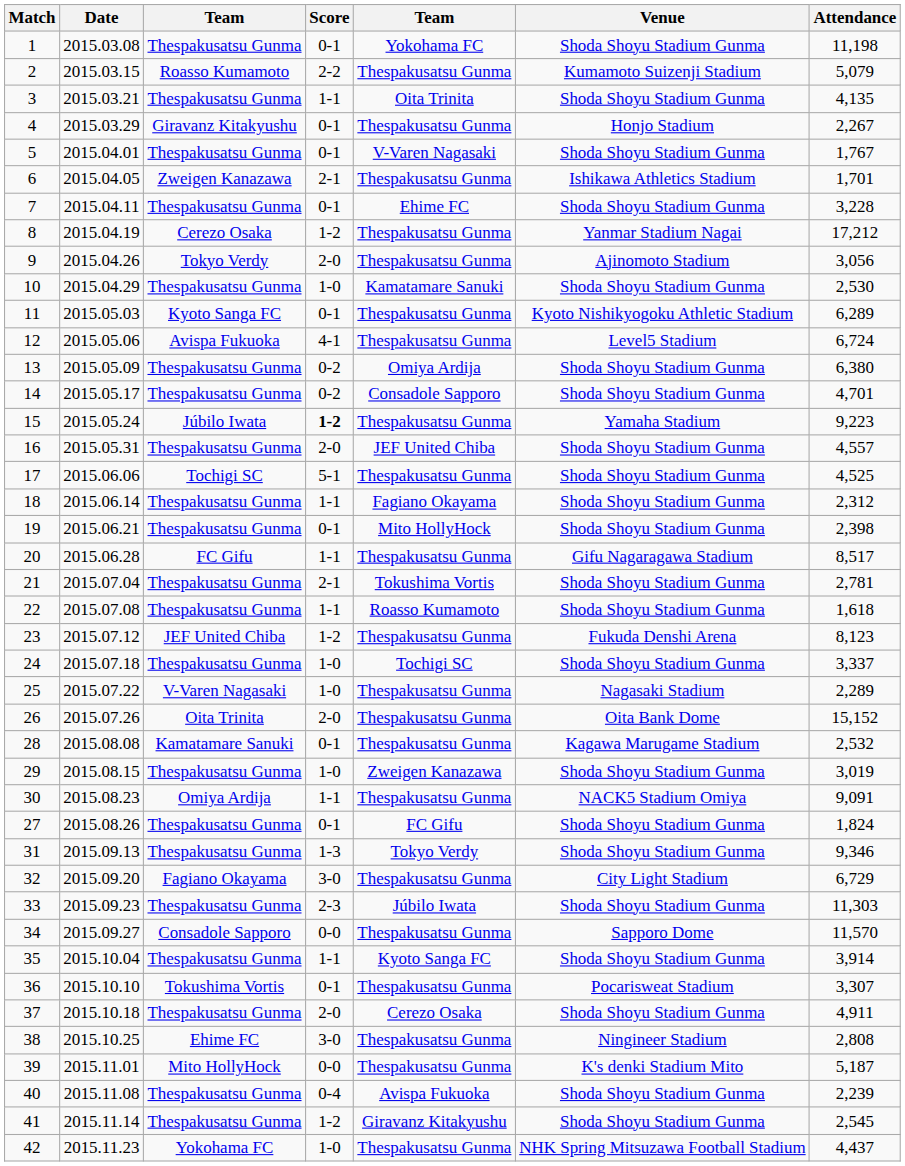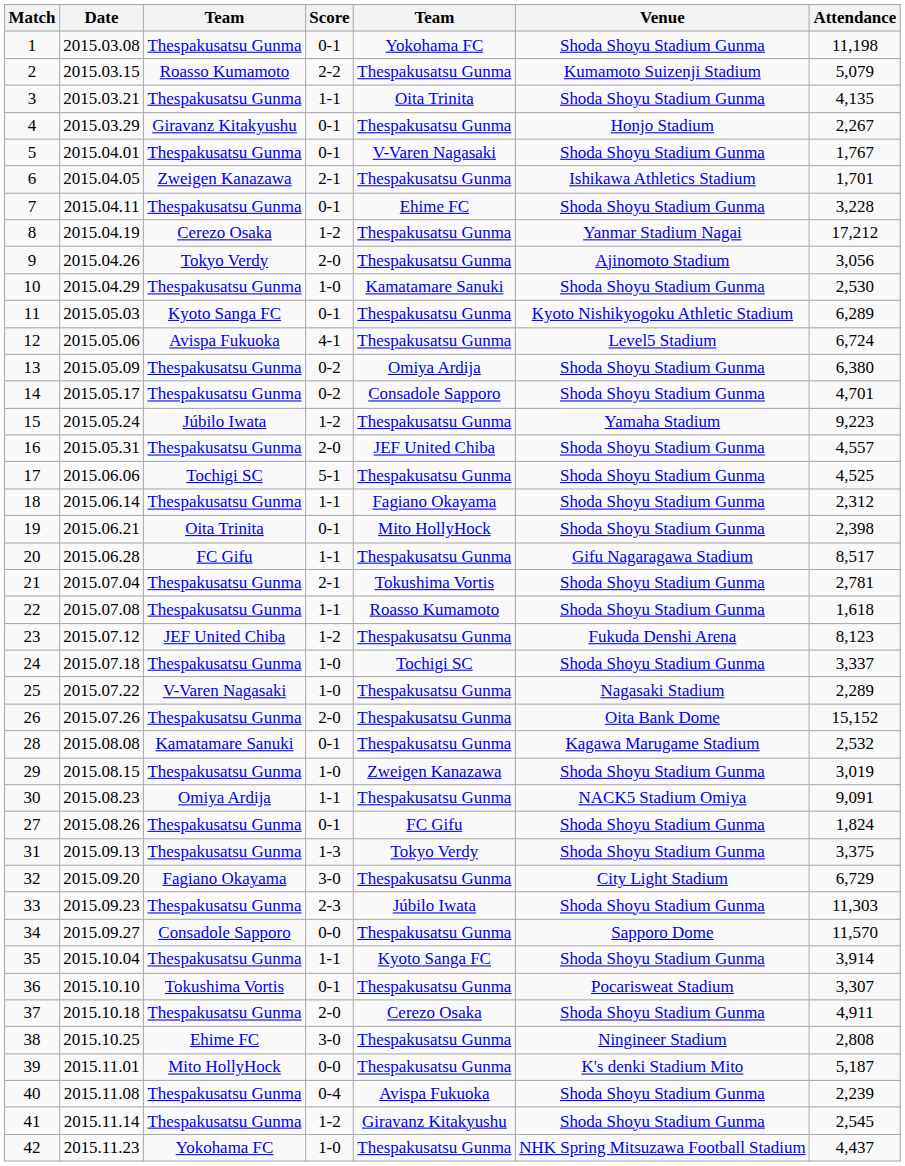(329, 421) bold -> (329, 421) normal
(225, 529) Thespakusatsu Gunma -> (225, 529) Oita Trinita
(225, 717) Oita Trinita -> (225, 717) Thespakusatsu Gunma
(855, 851) 9,346 -> (855, 851) 3,375
